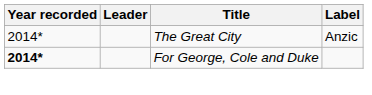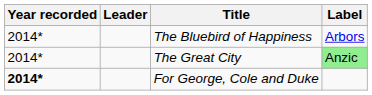+ row: (233, 36)
(341, 36) no background -> (341, 57) lightgreen background
